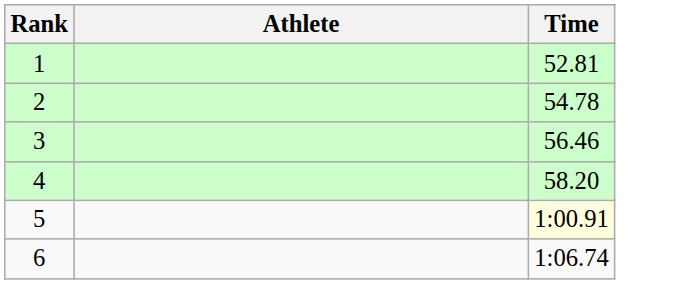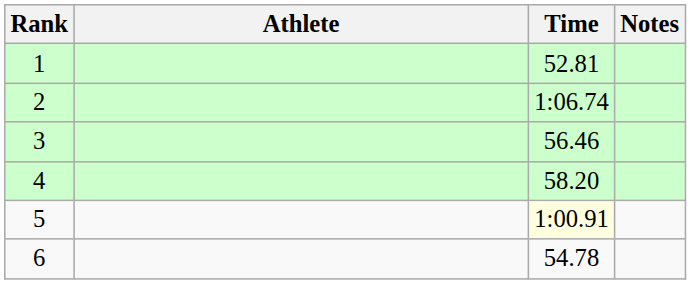+ column: (650, 24)
(572, 102) 54.78 -> (572, 102) 1:06.74
(572, 258) 1:06.74 -> (572, 258) 54.78
